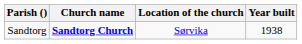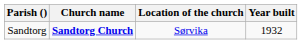(272, 30) 1938 -> (272, 30) 1932
